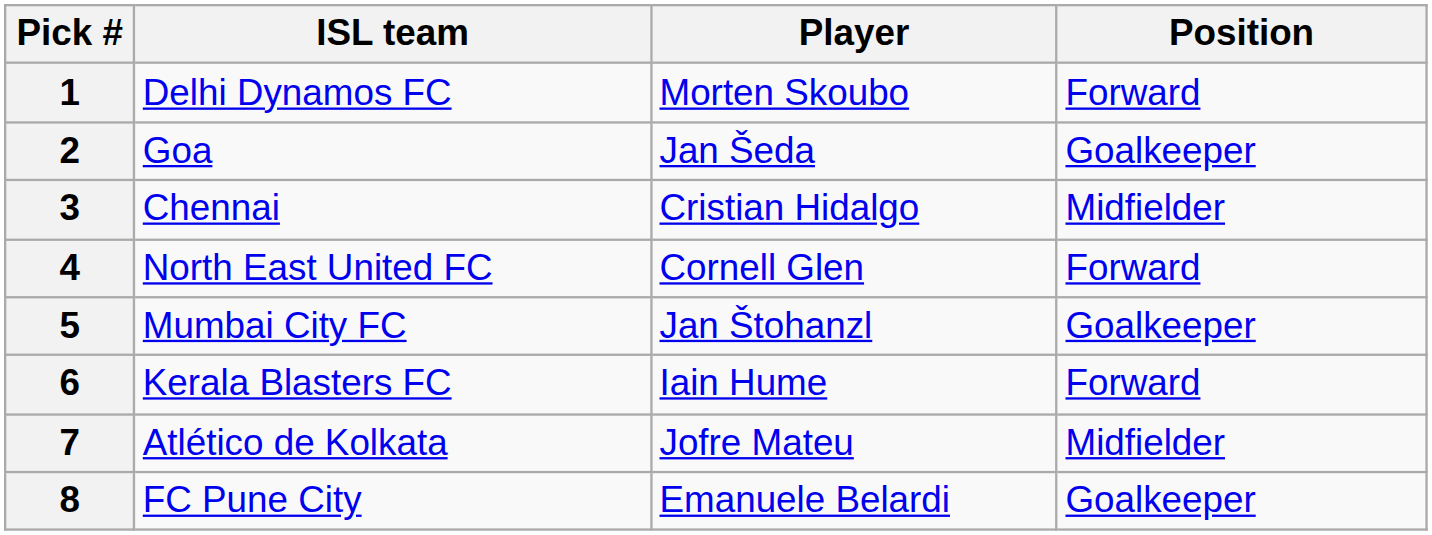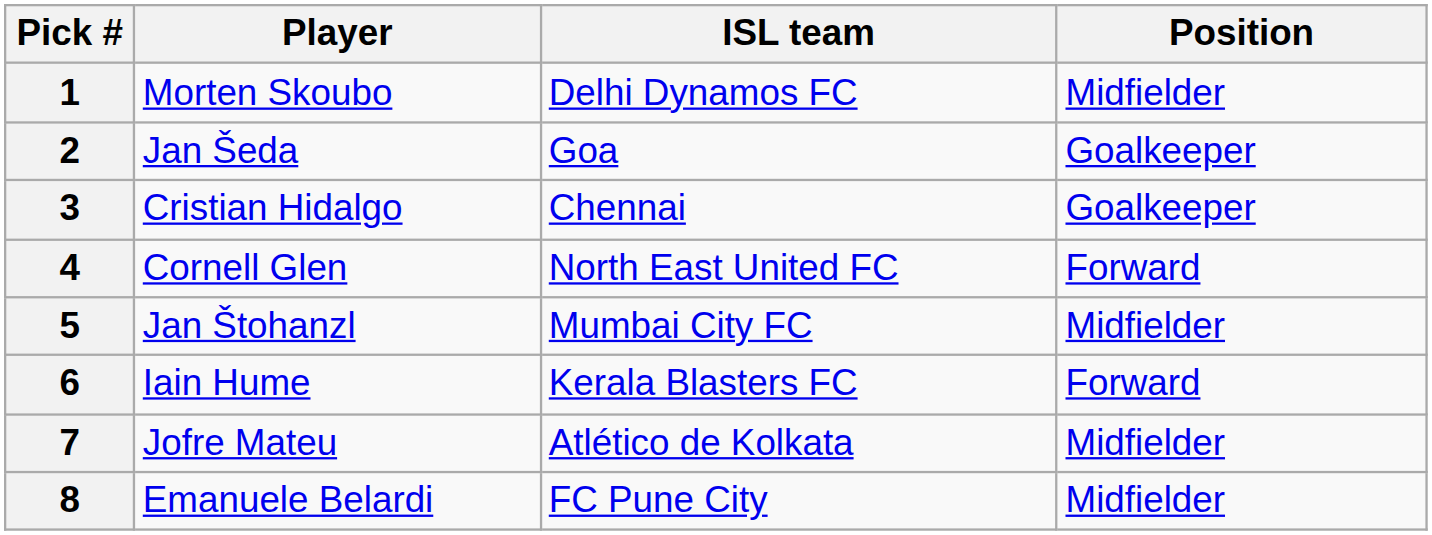columns swapped: (393, 33) <-> (854, 33)
(1133, 92) Forward -> (1145, 92) Midfielder
(1145, 208) Midfielder -> (1161, 208) Goalkeeper
(1161, 325) Goalkeeper -> (1145, 325) Midfielder
(1161, 500) Goalkeeper -> (1145, 500) Midfielder
